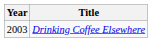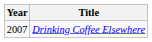(17, 29) 2003 -> (17, 29) 2007
